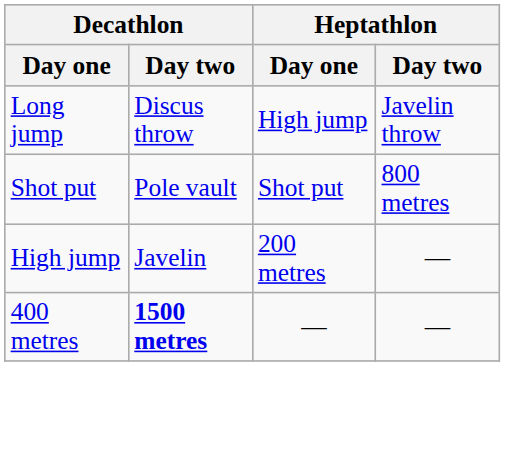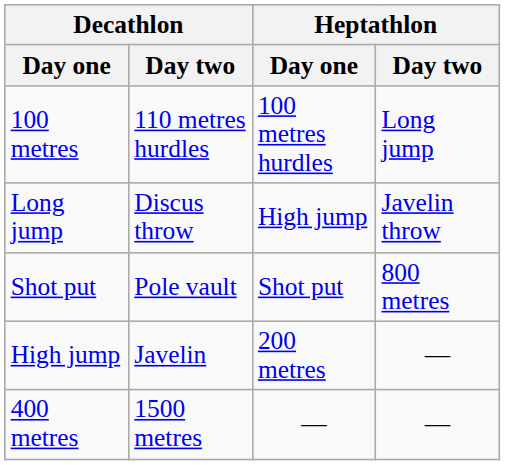+ row: (45, 133)
(171, 326) bold -> (168, 424) normal
